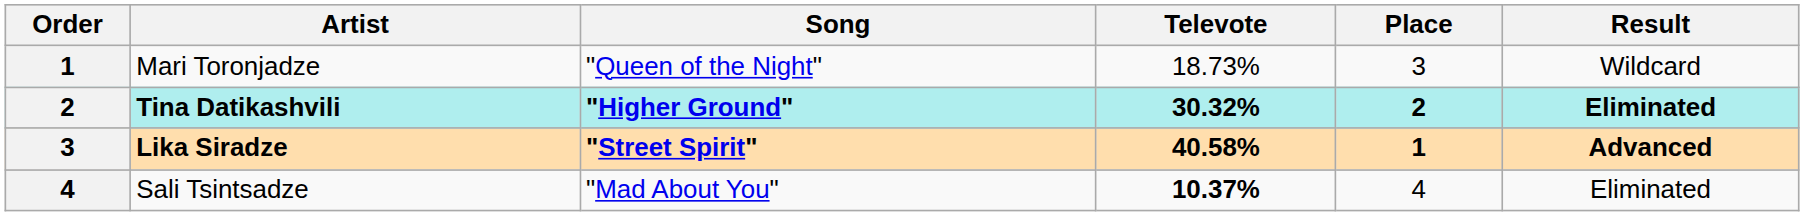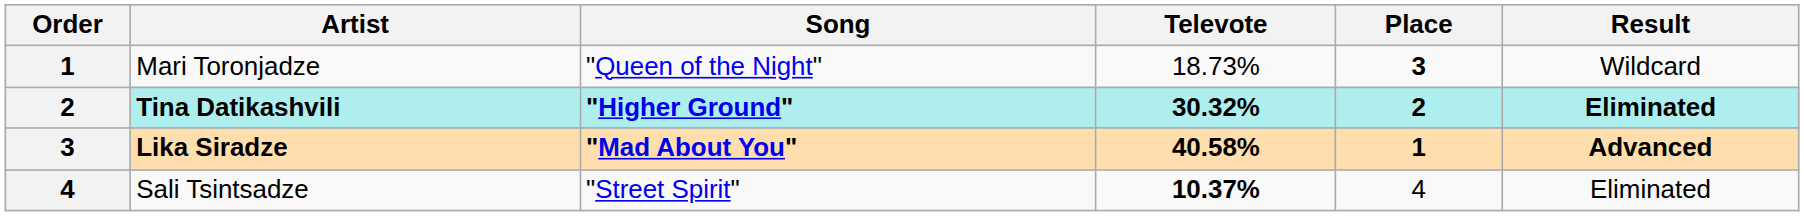(1419, 66) normal -> (1419, 66) bold
(672, 148) "Street Spirit" -> (692, 148) "Mad About You"
(682, 189) "Mad About You" -> (663, 189) "Street Spirit"
